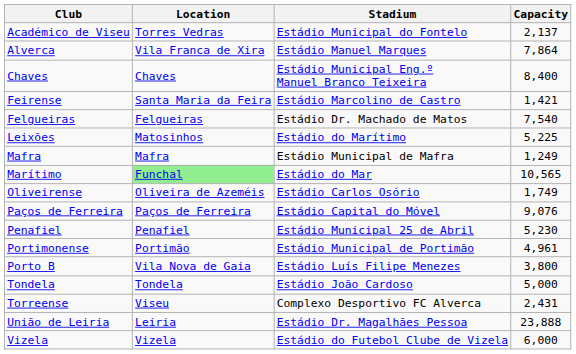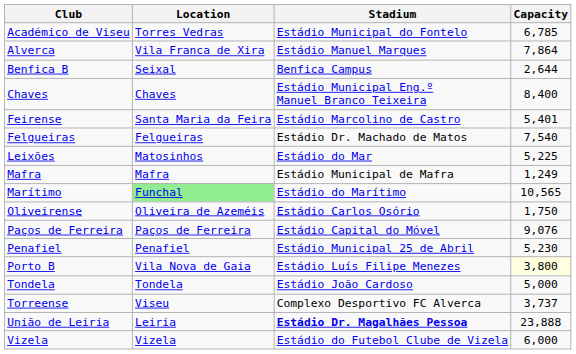(541, 32) 2,137 -> (541, 32) 6,785
+ row: (38, 69)
(541, 100) 1,421 -> (541, 119) 5,401
(341, 137) Estádio do Marítimo -> (324, 156) Estádio do Mar
(324, 174) Estádio do Mar -> (341, 193) Estádio do Marítimo
(541, 193) 1,749 -> (541, 211) 1,750
- row: (48, 248)
(541, 266) no background -> (541, 266) lightyellow background
(541, 303) 2,431 -> (541, 303) 3,737
(372, 322) normal -> (372, 322) bold
